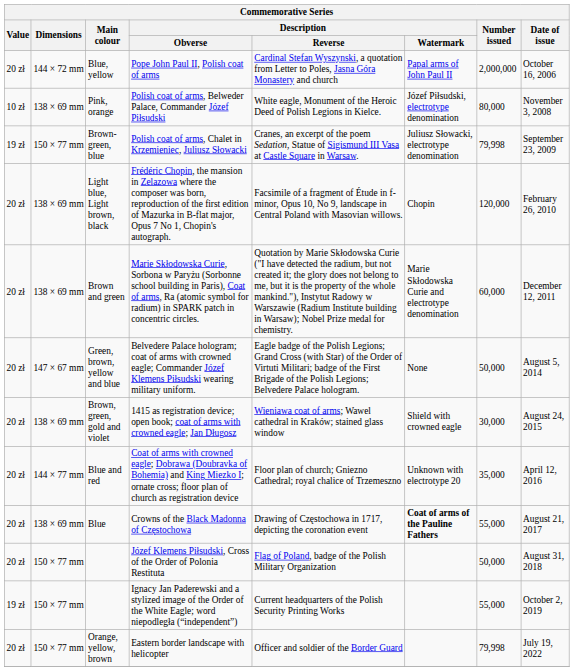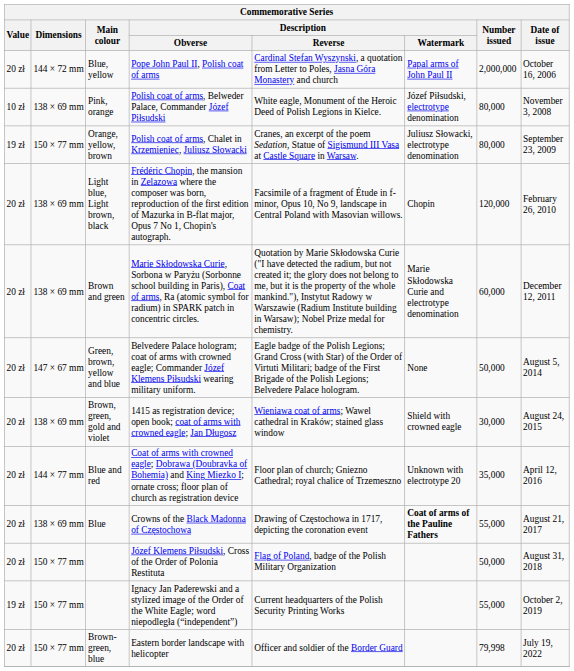(102, 145) Brown-green, blue -> (103, 145) Orange, yellow, brown
(492, 145) 79,998 -> (492, 145) 80,000
(103, 648) Orange, yellow, brown -> (102, 648) Brown-green, blue
